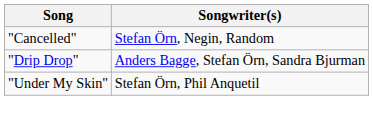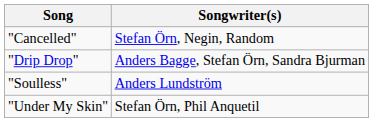+ row: (37, 83)
